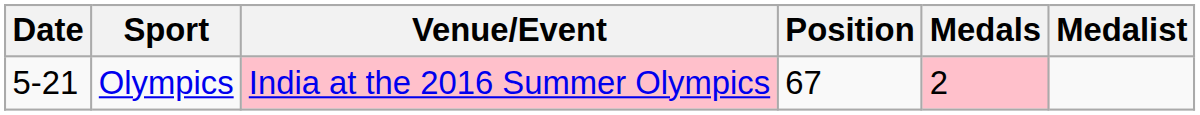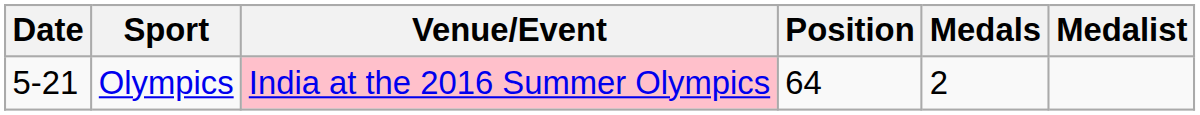(804, 82) 67 -> (804, 82) 64
(939, 82) pink background -> (939, 82) no background
